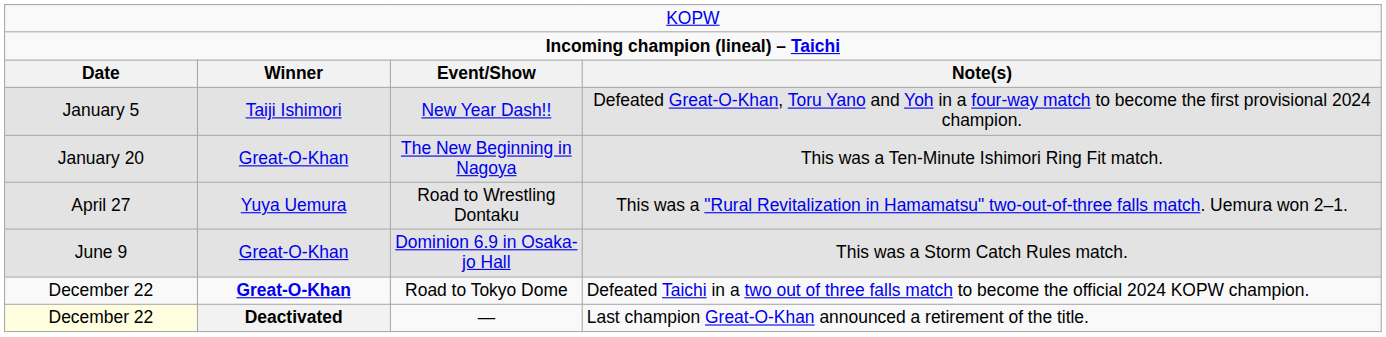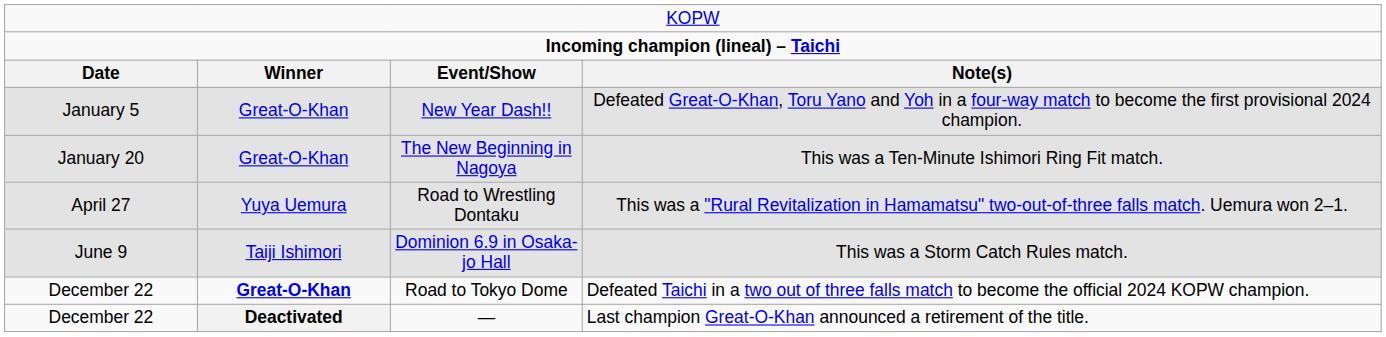(294, 111) Taiji Ishimori -> (294, 111) Great-O-Khan
(294, 252) Great-O-Khan -> (294, 252) Taiji Ishimori
(101, 318) lightyellow background -> (101, 318) no background
